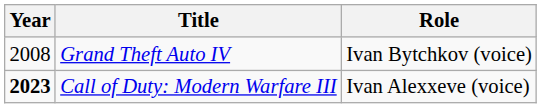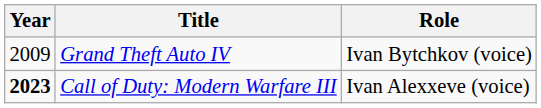(30, 53) 2008 -> (30, 53) 2009
